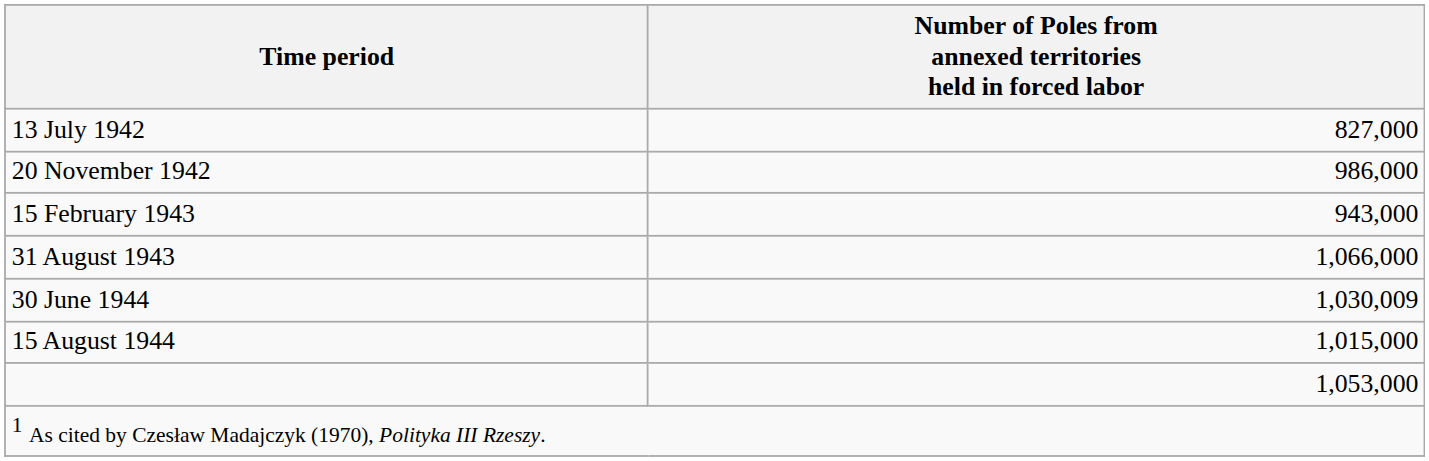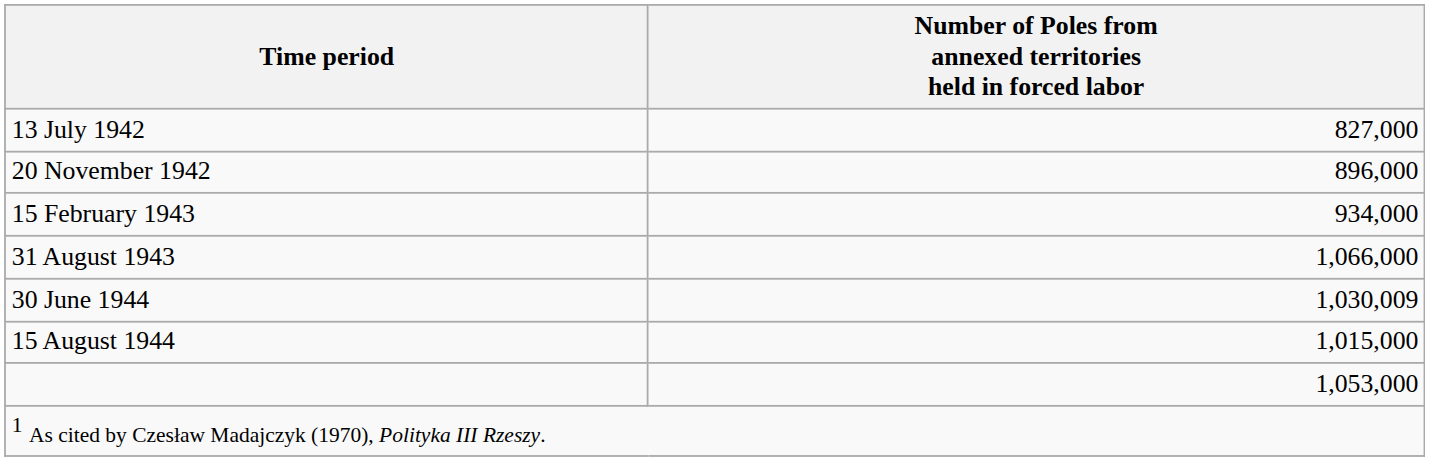(1377, 171) 986,000 -> (1377, 171) 896,000
(1377, 214) 943,000 -> (1377, 214) 934,000
